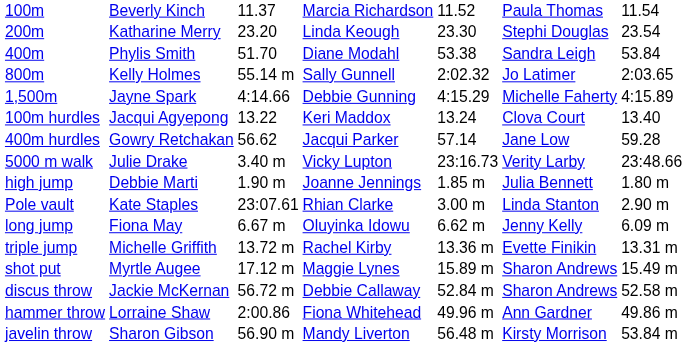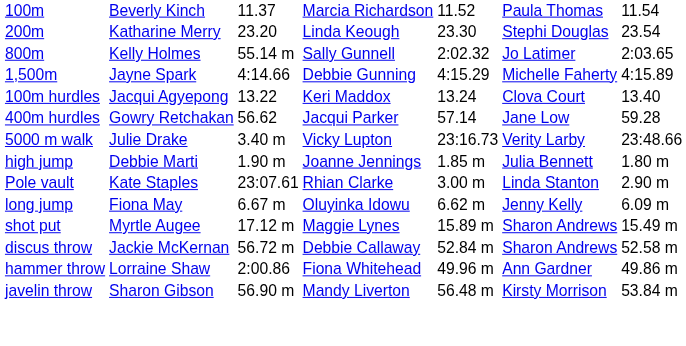- row: (25, 53)
- row: (41, 247)
